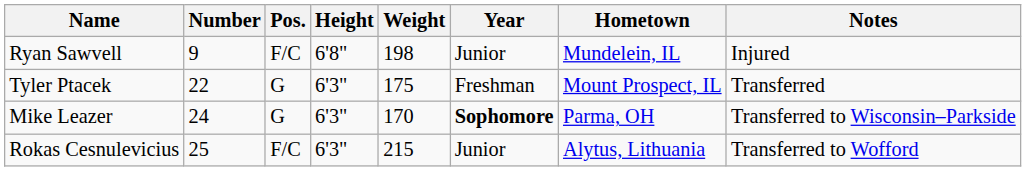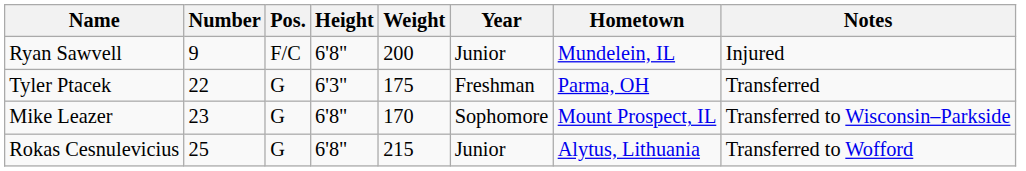(398, 52) 198 -> (398, 52) 200
(642, 85) Mount Prospect, IL -> (603, 85) Parma, OH
(199, 117) 24 -> (199, 117) 23
(331, 117) 6'3" -> (331, 117) 6'8"
(504, 117) bold -> (501, 117) normal
(609, 117) Parma, OH -> (637, 117) Mount Prospect, IL
(285, 149) F/C -> (278, 149) G
(331, 149) 6'3" -> (331, 149) 6'8"
